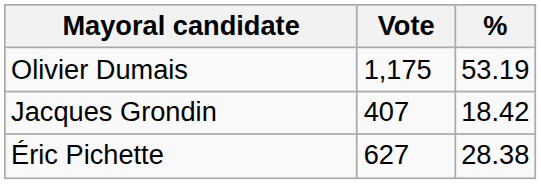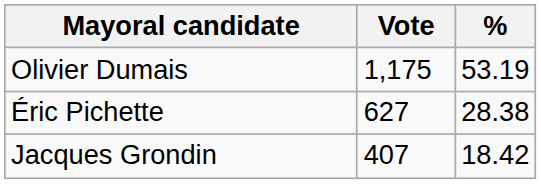rows swapped: (87, 155) <-> (114, 112)
